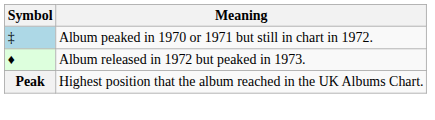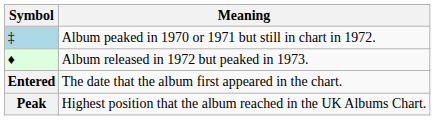+ row: (31, 81)
